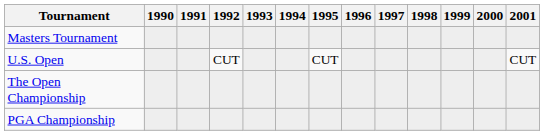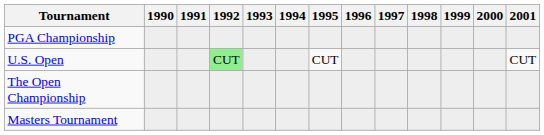rows swapped: (62, 37) <-> (61, 119)
(226, 59) no background -> (226, 59) lightgreen background
